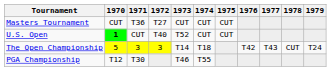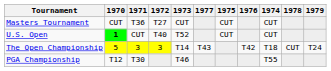columns swapped: (204, 11) <-> (271, 11)
